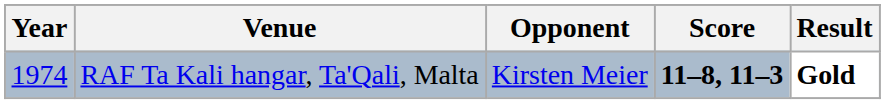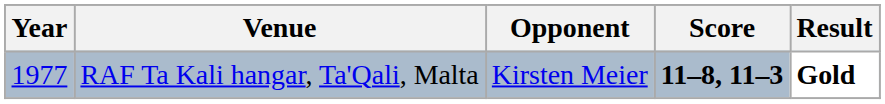(39, 74) 1974 -> (39, 74) 1977
